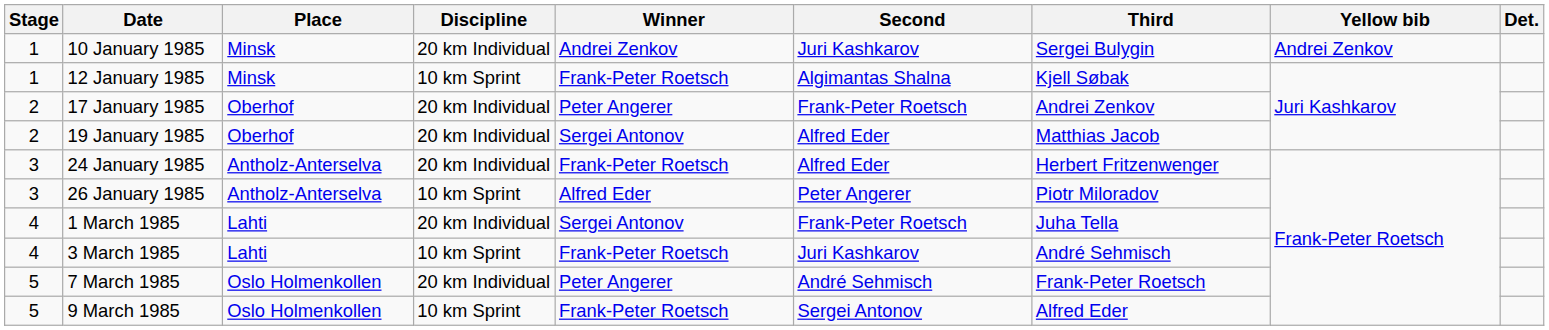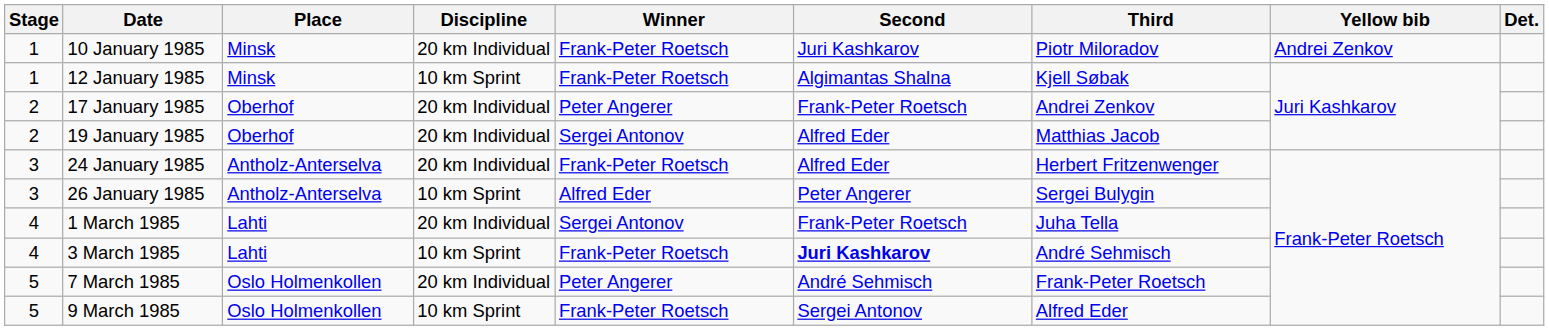(618, 48) Andrei Zenkov -> (644, 48) Frank-Peter Roetsch
(1095, 48) Sergei Bulygin -> (1097, 48) Piotr Miloradov
(1097, 194) Piotr Miloradov -> (1095, 194) Sergei Bulygin
(858, 252) normal -> (864, 252) bold
